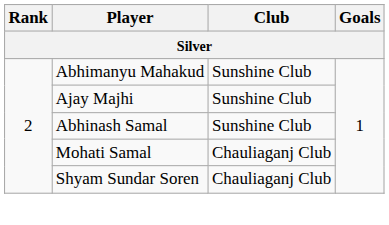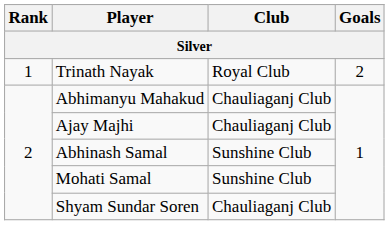+ row: (105, 71)
(262, 71) Sunshine Club -> (272, 98) Chauliaganj Club
(262, 98) Sunshine Club -> (272, 125) Chauliaganj Club
(272, 152) Chauliaganj Club -> (262, 179) Sunshine Club
